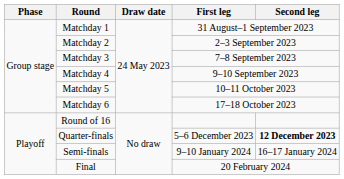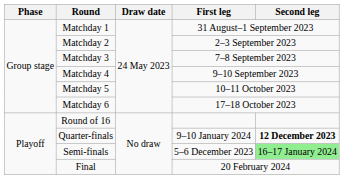(214, 136) 5–6 December 2023 -> (214, 136) 9–10 January 2024
(214, 151) 9–10 January 2024 -> (214, 151) 5–6 December 2023
(297, 151) no background -> (297, 151) lightgreen background
